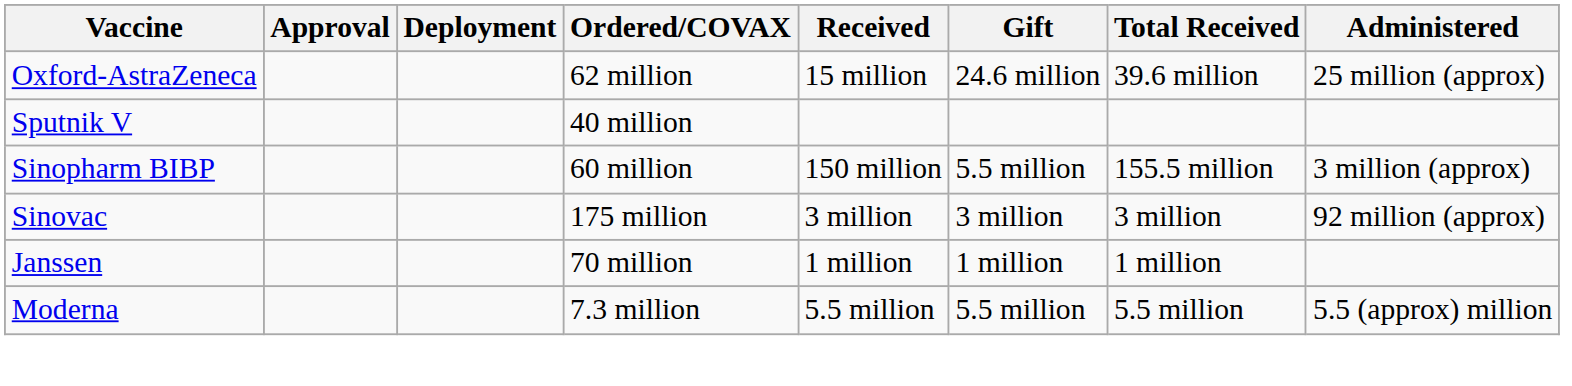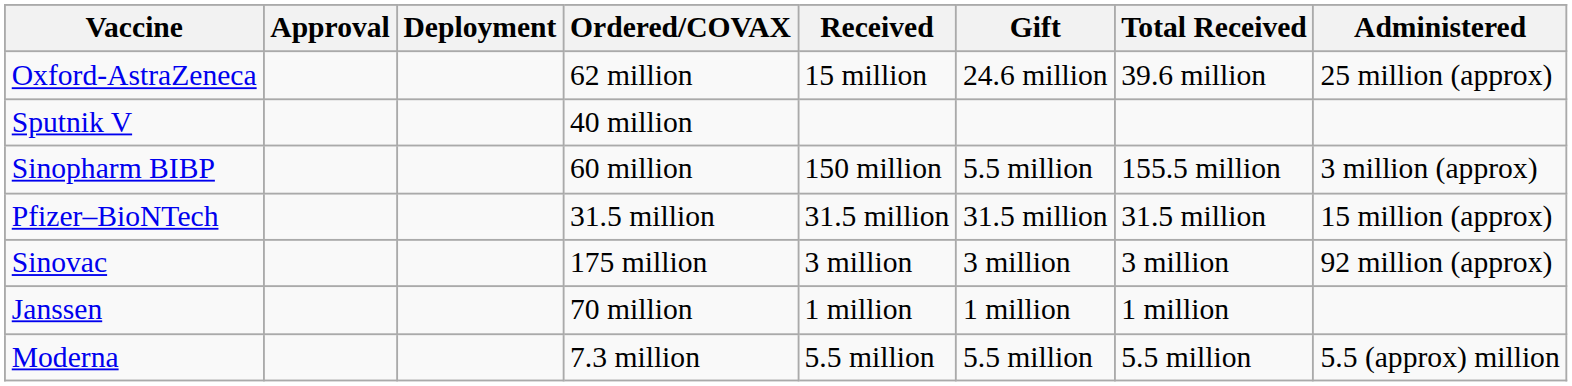+ row: (115, 215)
